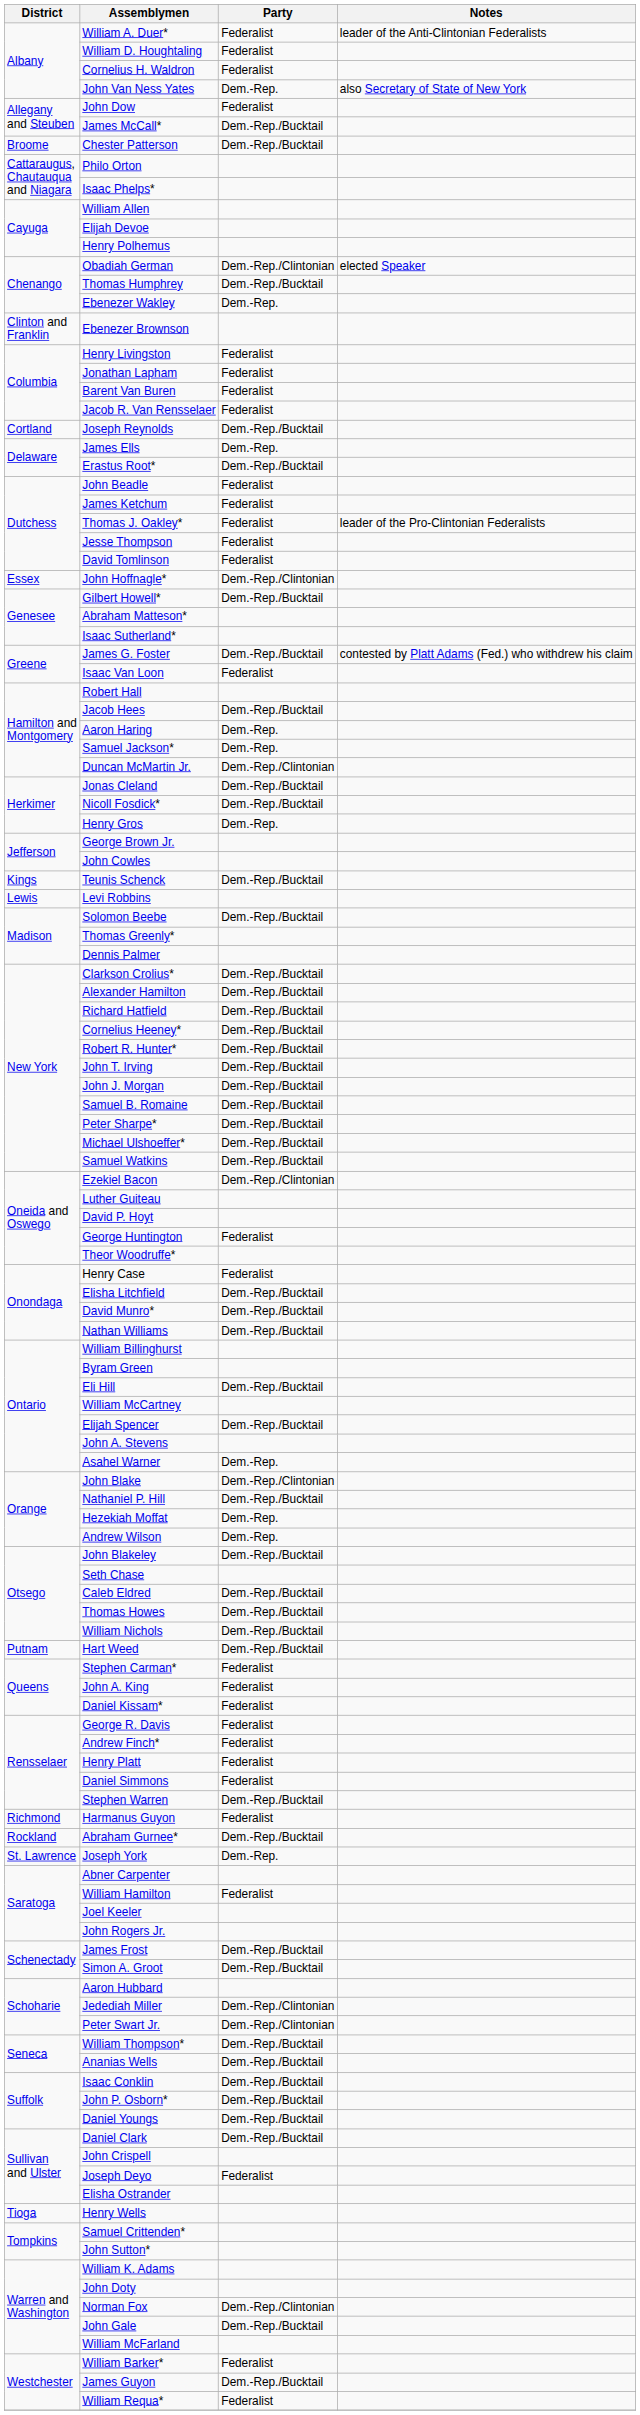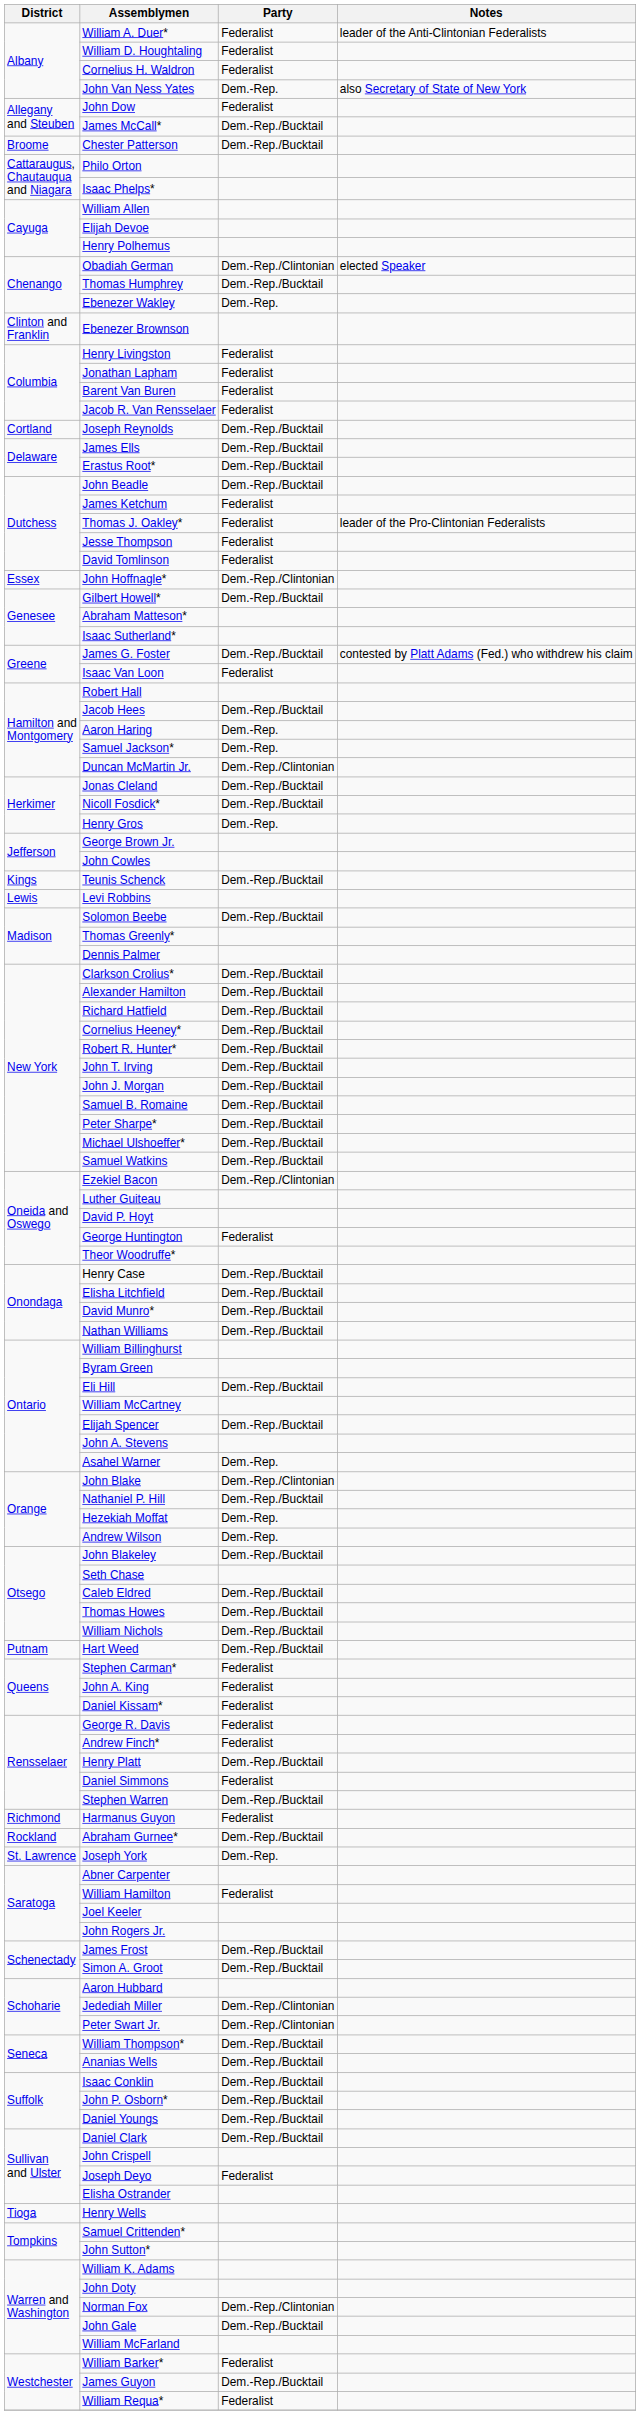(250, 448) Dem.-Rep. -> (272, 448) Dem.-Rep./Bucktail
(247, 485) Federalist -> (272, 485) Dem.-Rep./Bucktail
(247, 1274) Federalist -> (272, 1274) Dem.-Rep./Bucktail
(247, 1762) Federalist -> (272, 1762) Dem.-Rep./Bucktail
